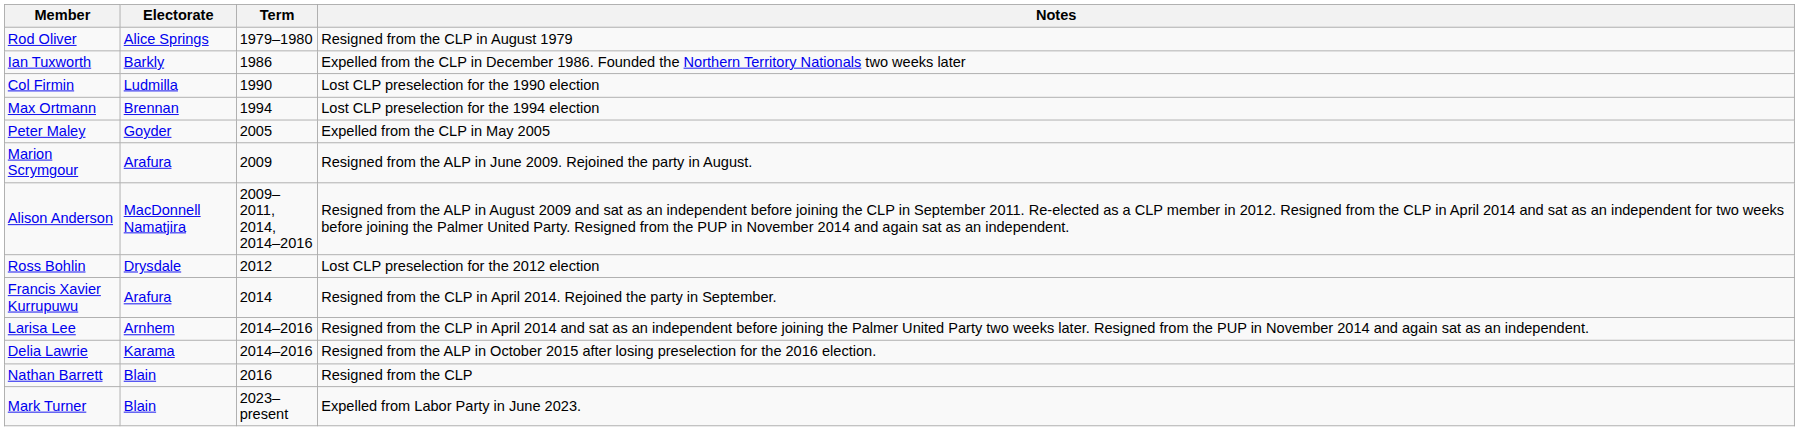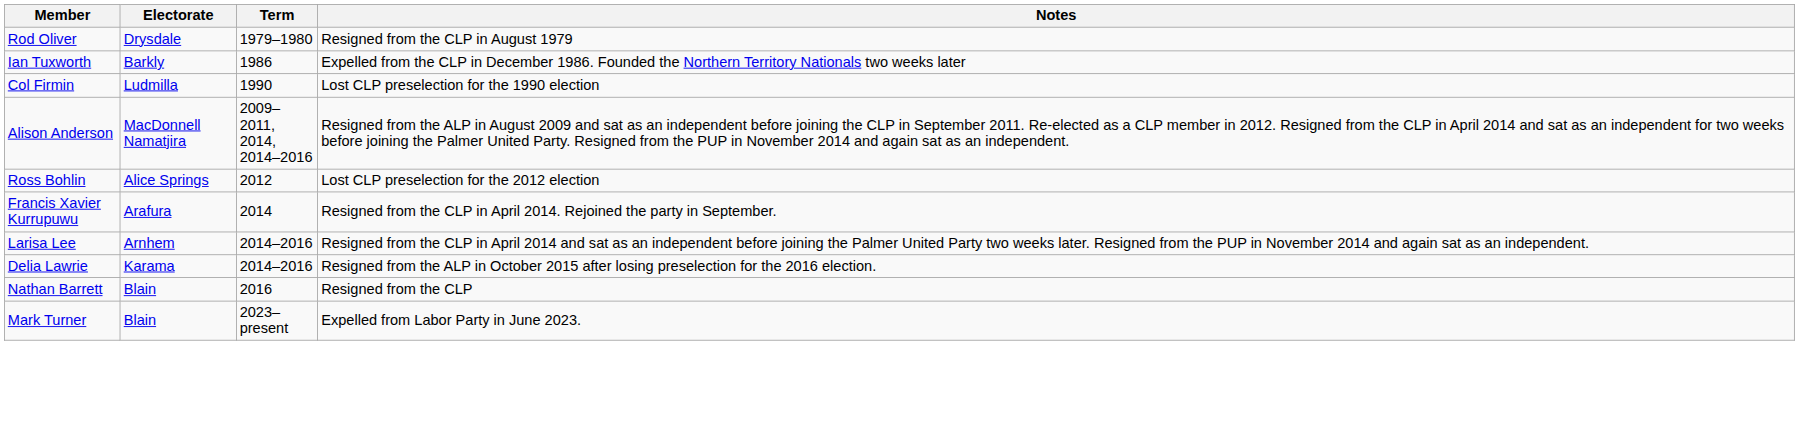(166, 39) Alice Springs -> (152, 39) Drysdale
- row: (52, 108)
- row: (47, 131)
- row: (43, 162)
(152, 266) Drysdale -> (166, 180) Alice Springs
